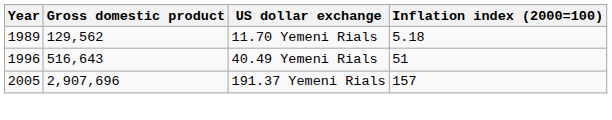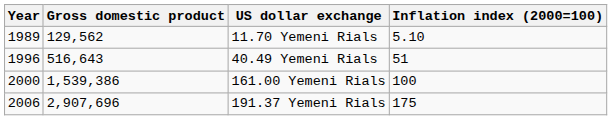(408, 38) 5.18 -> (408, 38) 5.10
+ row: (309, 82)
(24, 82) 2005 -> (24, 104) 2006
(404, 82) 157 -> (404, 104) 175
